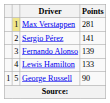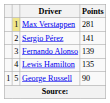(88, 64) 133 -> (88, 64) 135
